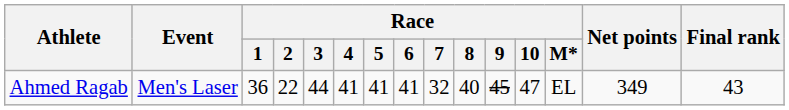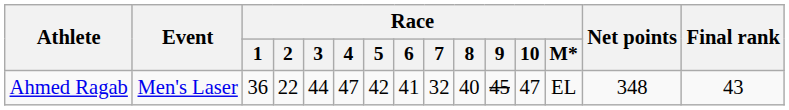(348, 87) 41 -> (348, 87) 47
(379, 87) 41 -> (379, 87) 42
(632, 87) 349 -> (632, 87) 348
